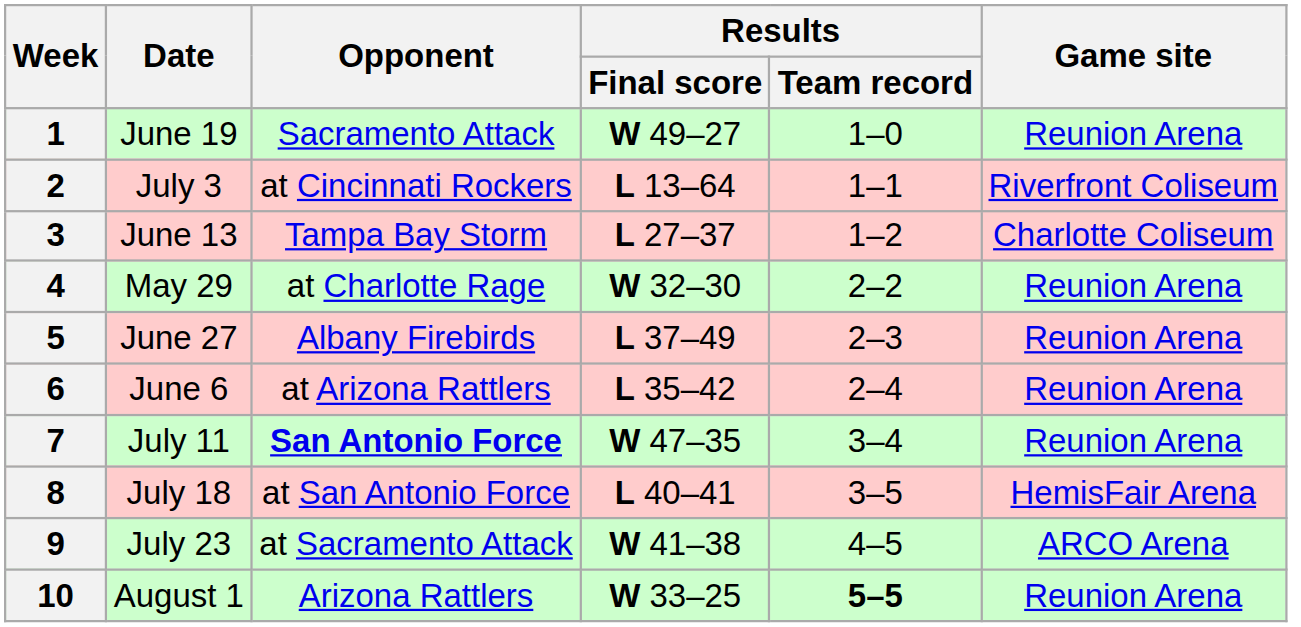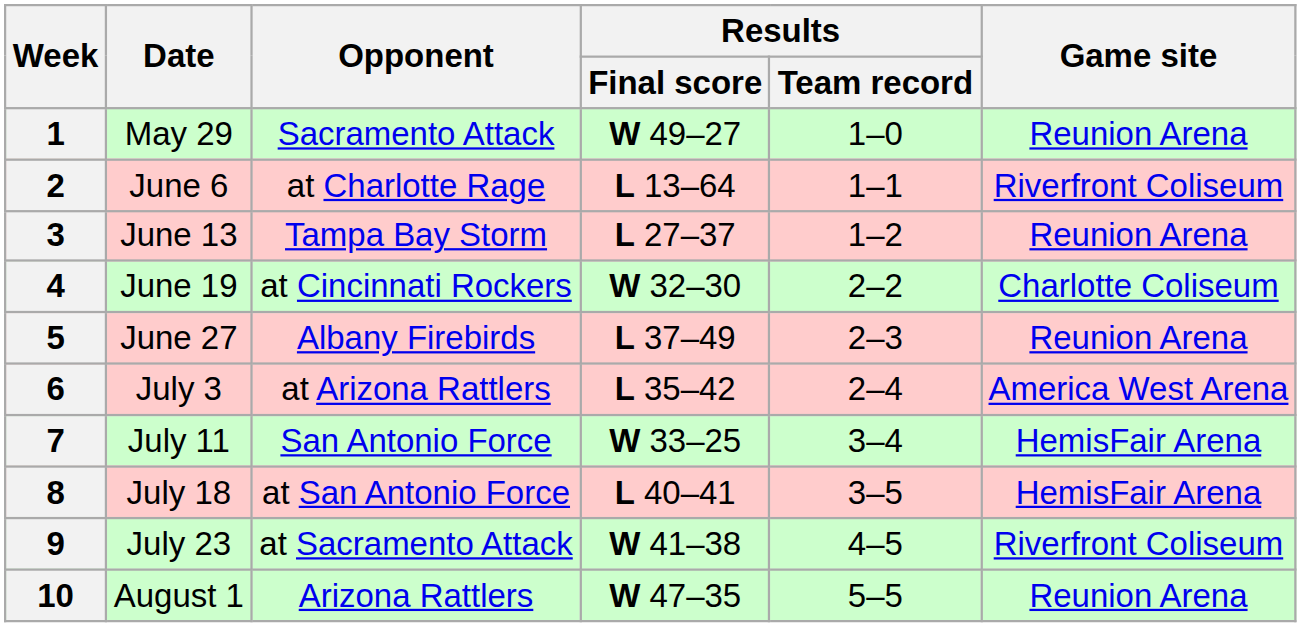(179, 133) June 19 -> (179, 133) May 29
(179, 184) July 3 -> (179, 184) June 6
(416, 184) at Cincinnati Rockers -> (416, 184) at Charlotte Rage
(1133, 235) Charlotte Coliseum -> (1138, 235) Reunion Arena
(179, 287) May 29 -> (179, 287) June 19
(416, 287) at Charlotte Rage -> (416, 287) at Cincinnati Rockers
(1133, 287) Reunion Arena -> (1138, 287) Charlotte Coliseum
(179, 389) June 6 -> (179, 389) July 3
(1133, 389) Reunion Arena -> (1138, 389) America West Arena
(416, 440) bold -> (416, 440) normal
(675, 440) W 47–35 -> (675, 440) W 33–25
(1133, 440) Reunion Arena -> (1138, 440) HemisFair Arena
(1133, 543) ARCO Arena -> (1138, 543) Riverfront Coliseum
(675, 594) W 33–25 -> (675, 594) W 47–35
(875, 594) bold -> (875, 594) normal
